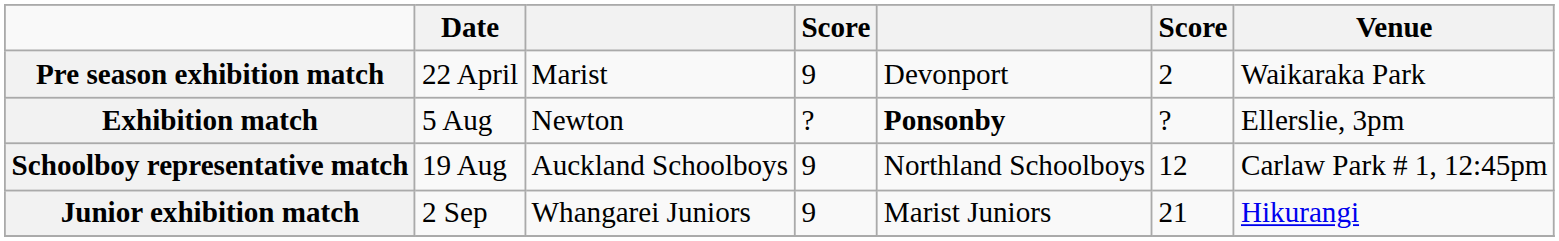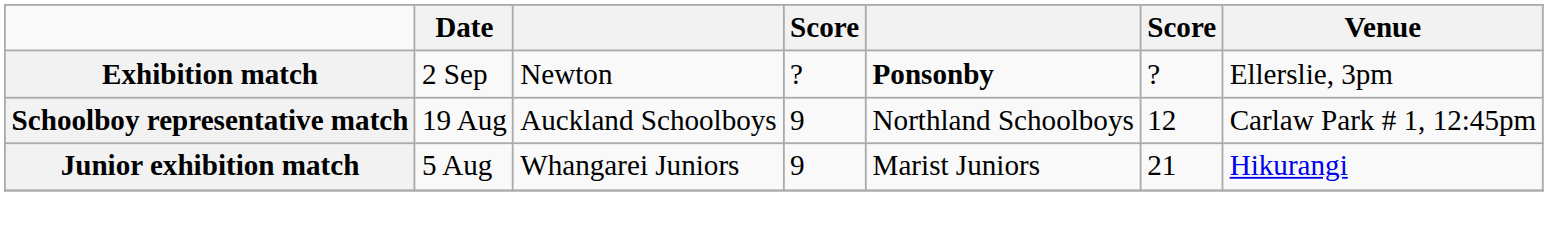- row: (210, 73)
(457, 119) 5 Aug -> (455, 73) 2 Sep
(455, 212) 2 Sep -> (457, 166) 5 Aug
